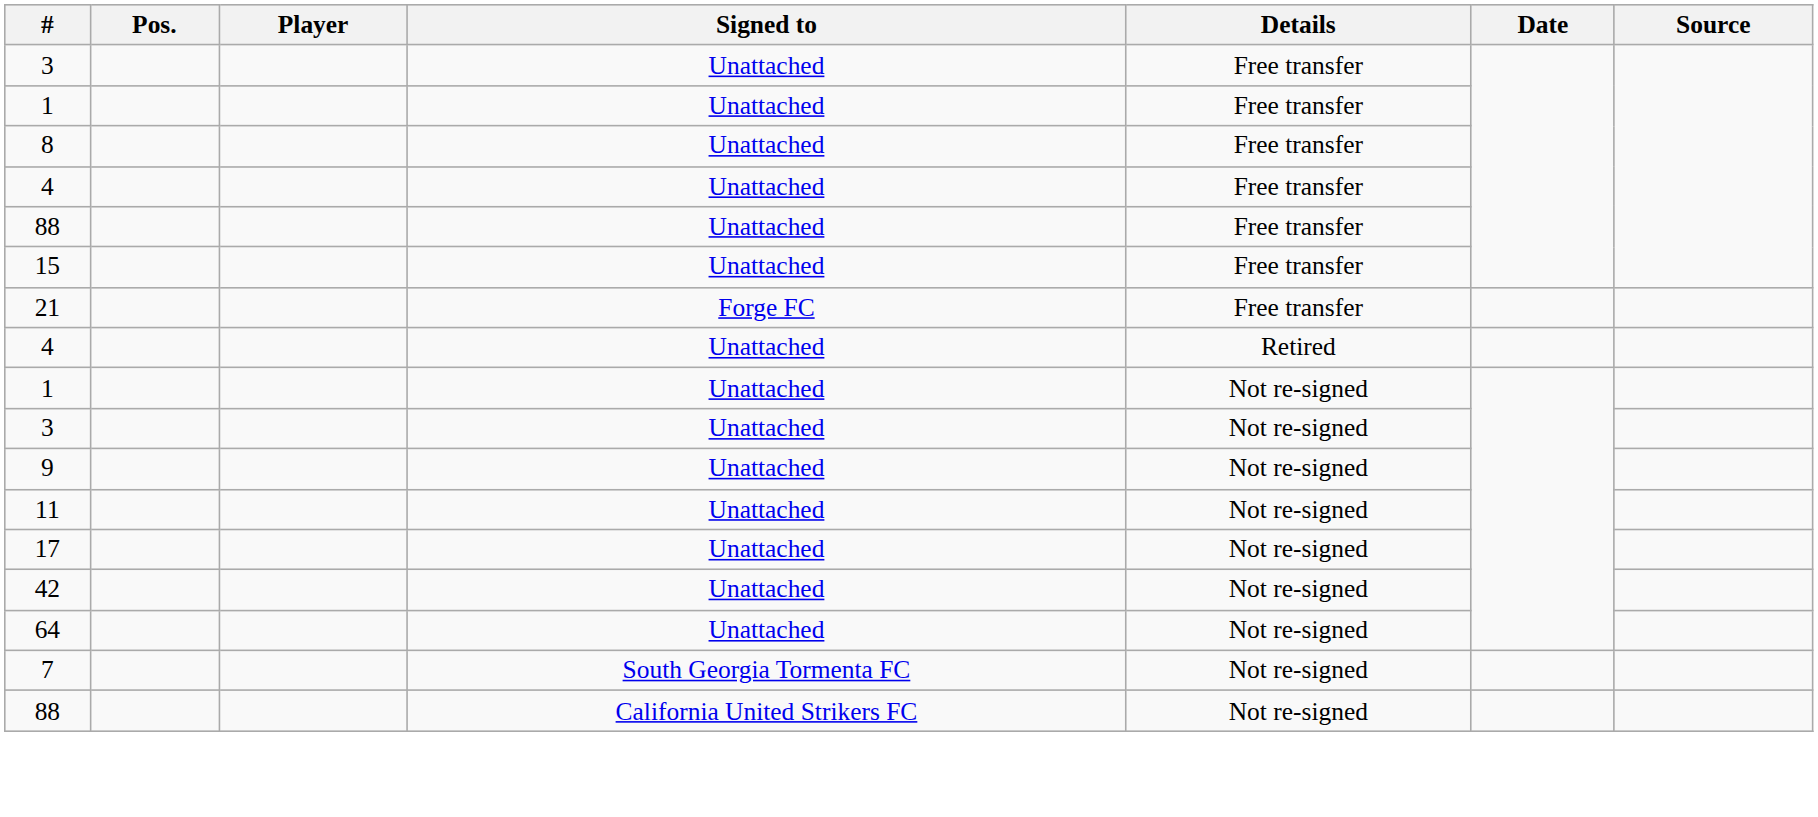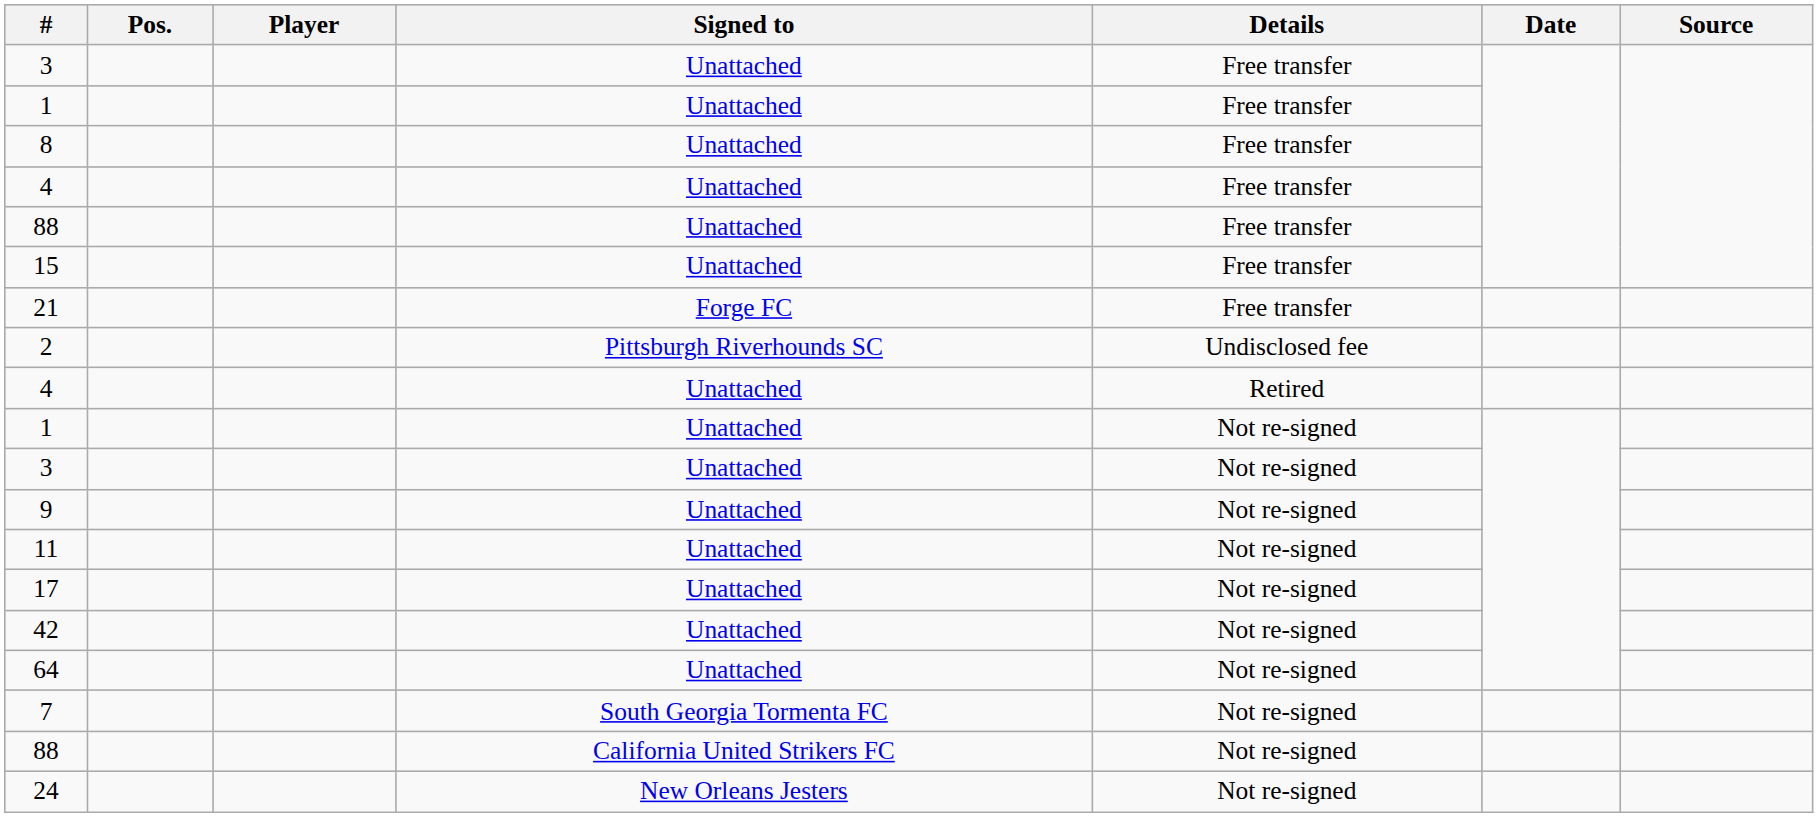+ row: (46, 347)
+ row: (46, 791)
